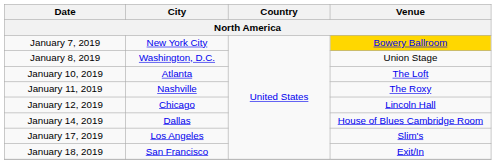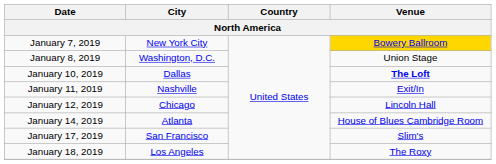(177, 74) Atlanta -> (177, 74) Dallas
(410, 74) normal -> (410, 74) bold
(410, 89) The Roxy -> (410, 89) Exit/In
(177, 120) Dallas -> (177, 120) Atlanta
(177, 136) Los Angeles -> (177, 136) San Francisco
(177, 151) San Francisco -> (177, 151) Los Angeles
(410, 151) Exit/In -> (410, 151) The Roxy
